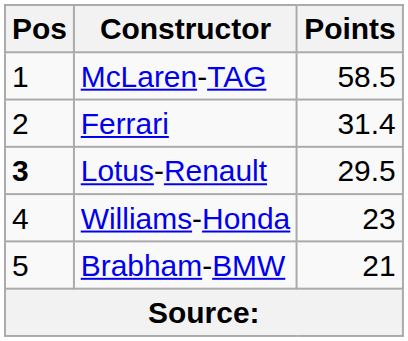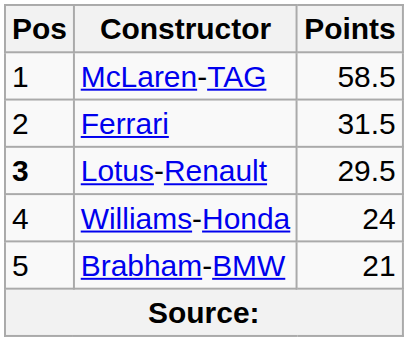(367, 124) 31.4 -> (367, 124) 31.5
(379, 218) 23 -> (379, 218) 24
